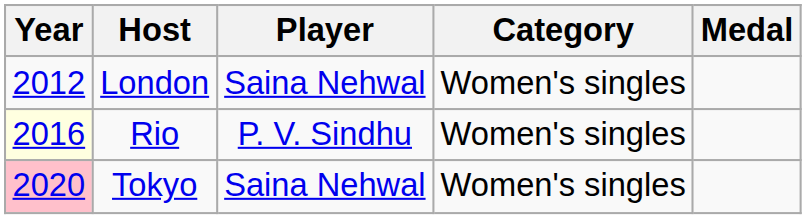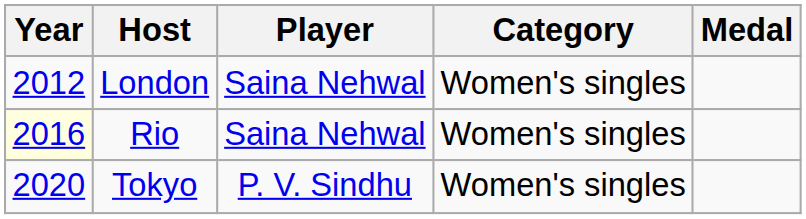(325, 133) P. V. Sindhu -> (325, 133) Saina Nehwal
(49, 185) pink background -> (49, 185) no background
(325, 185) Saina Nehwal -> (325, 185) P. V. Sindhu
